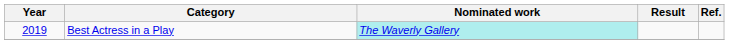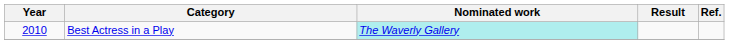(34, 30) 2019 -> (34, 30) 2010
